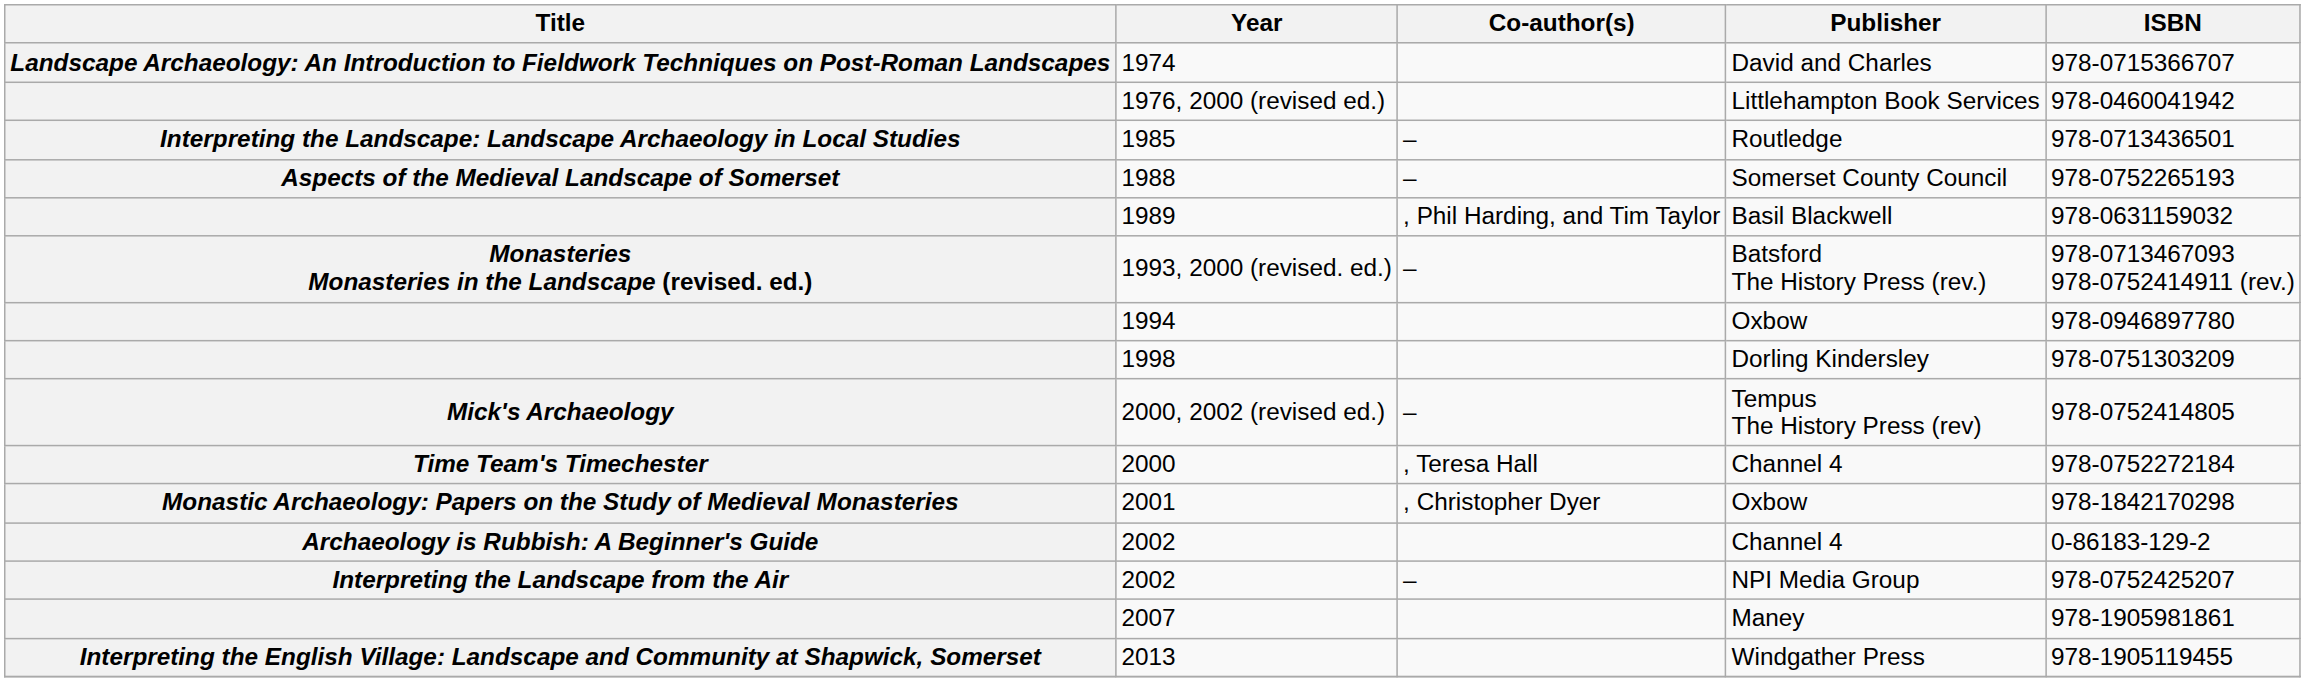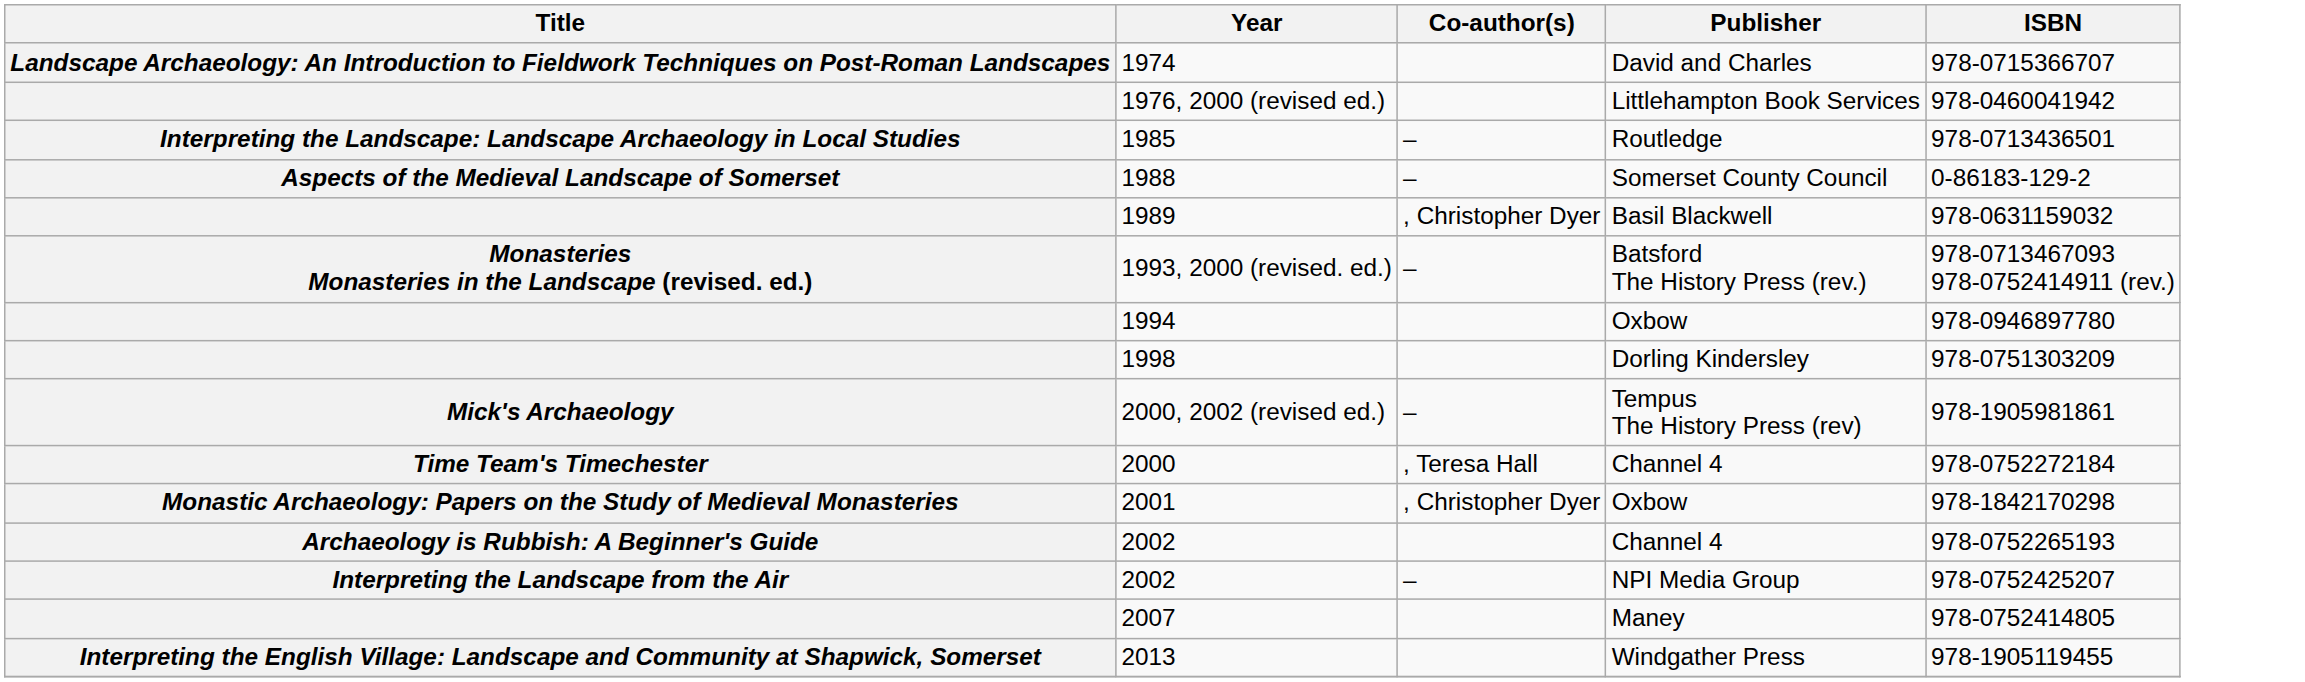(2143, 178) 978-0752265193 -> (2011, 178) 0-86183-129-2
(1562, 216) , Phil Harding, and Tim Taylor -> (1502, 216) , Christopher Dyer
(2143, 411) 978-0752414805 -> (2023, 411) 978-1905981861
(2131, 541) 0-86183-129-2 -> (2023, 541) 978-0752265193
(2143, 618) 978-1905981861 -> (2023, 618) 978-0752414805
